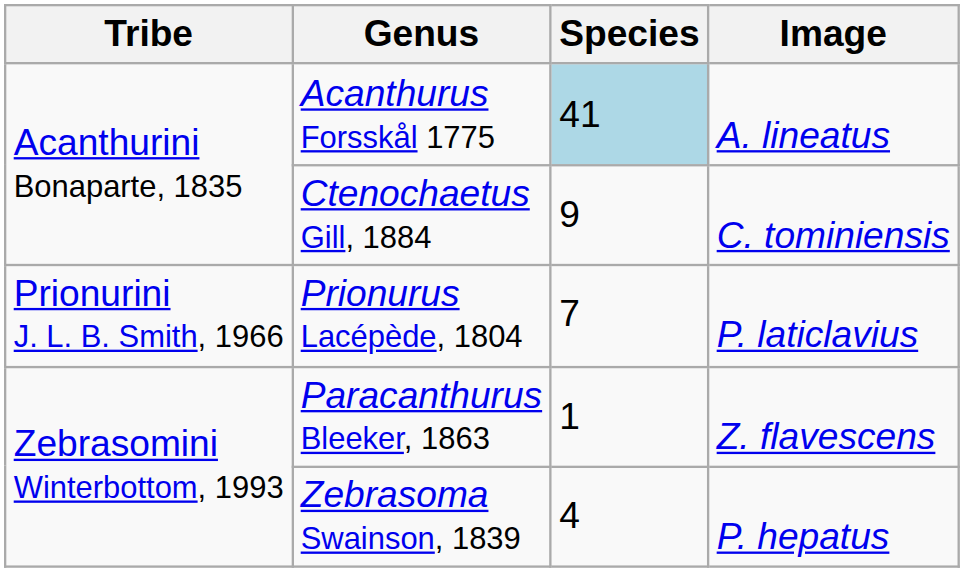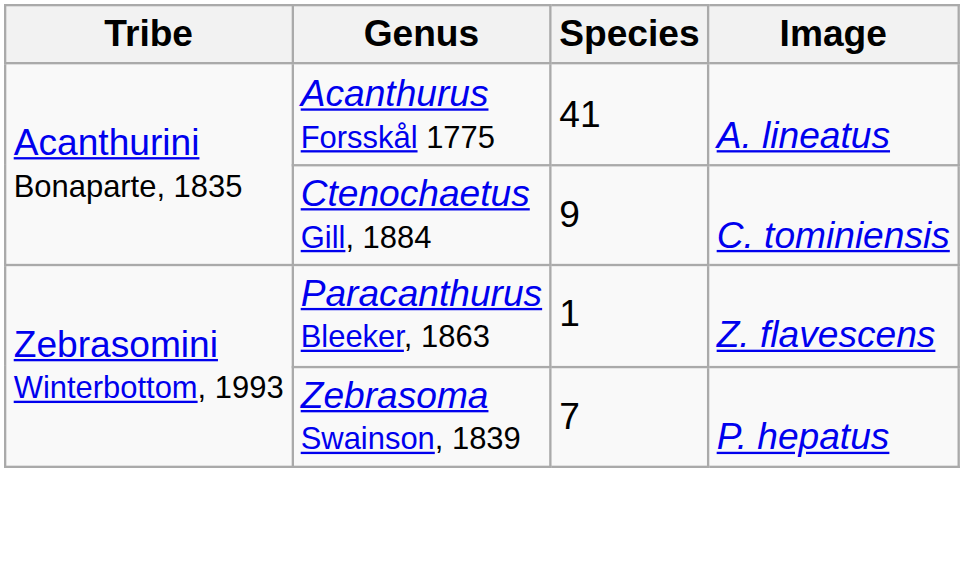(580, 113) lightblue background -> (580, 113) no background
- row: (412, 314)
(570, 516) 4 -> (570, 415) 7
